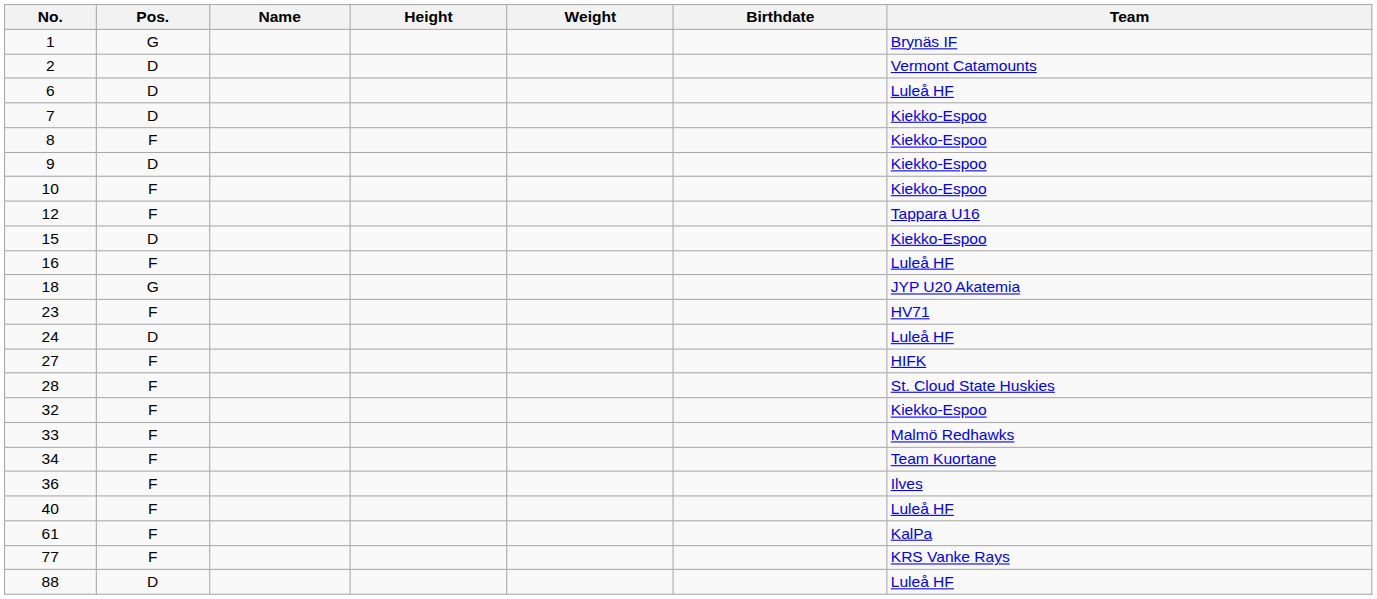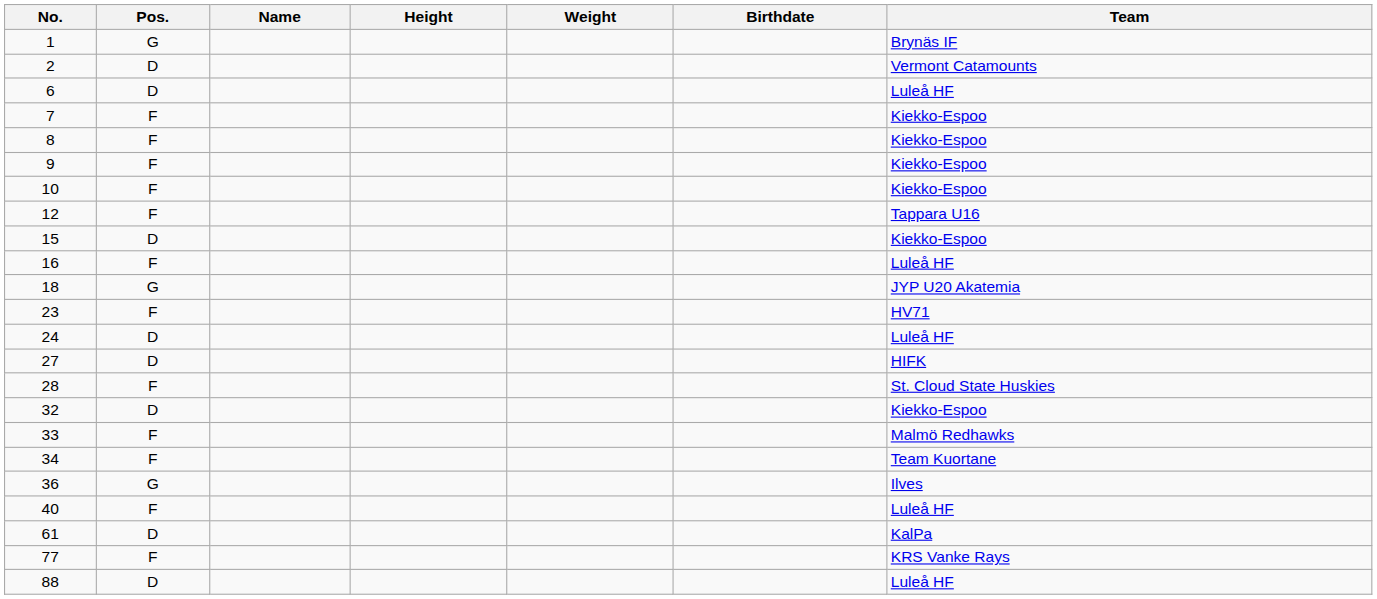(153, 115) D -> (153, 115) F
(153, 165) D -> (153, 165) F
(153, 361) F -> (153, 361) D
(153, 410) F -> (153, 410) D
(153, 484) F -> (153, 484) G
(153, 533) F -> (153, 533) D
